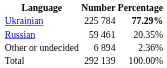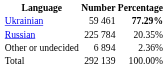(100, 21) 225 784 -> (102, 21) 59 461
(102, 34) 59 461 -> (100, 34) 225 784
